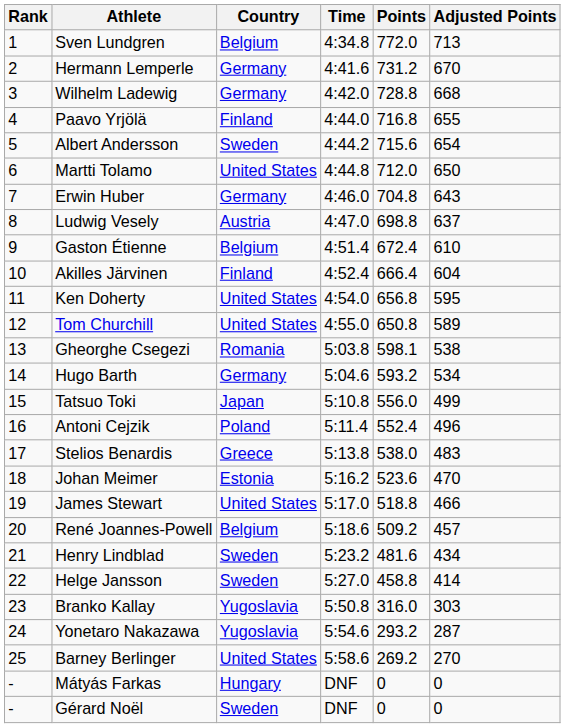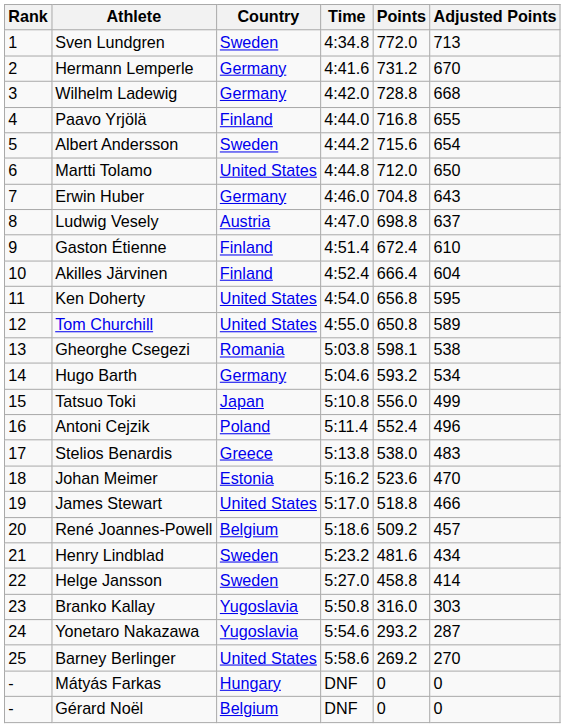(249, 42) Belgium -> (249, 42) Sweden
(249, 247) Belgium -> (246, 247) Finland
(249, 709) Sweden -> (249, 709) Belgium
